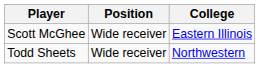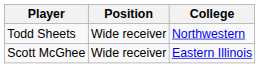rows swapped: (46, 33) <-> (41, 53)
